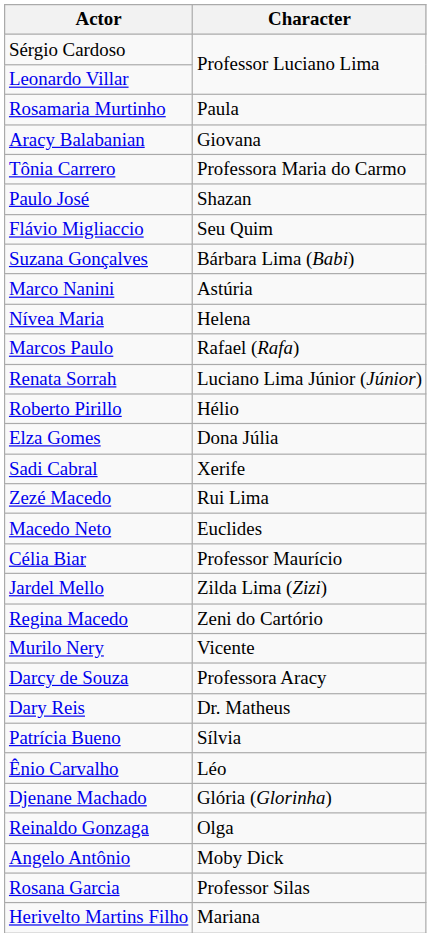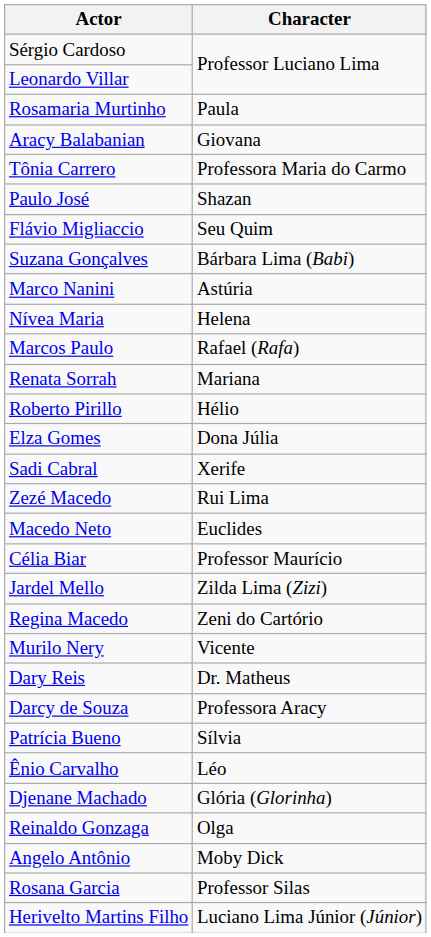(309, 378) Luciano Lima Júnior (Júnior) -> (228, 378) Mariana
rows swapped: (69, 678) <-> (47, 708)
(228, 917) Mariana -> (309, 917) Luciano Lima Júnior (Júnior)
